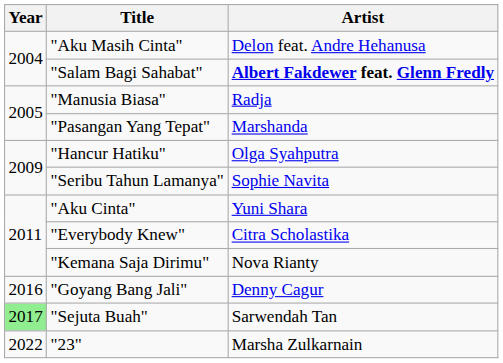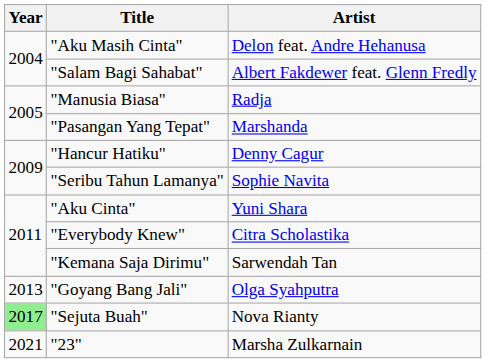(363, 72) bold -> (354, 72) normal
(285, 153) Olga Syahputra -> (278, 153) Denny Cagur
(275, 262) Nova Rianty -> (284, 262) Sarwendah Tan
(26, 289) 2016 -> (26, 289) 2013
(278, 289) Denny Cagur -> (285, 289) Olga Syahputra
(284, 316) Sarwendah Tan -> (275, 316) Nova Rianty
(26, 343) 2022 -> (26, 343) 2021
